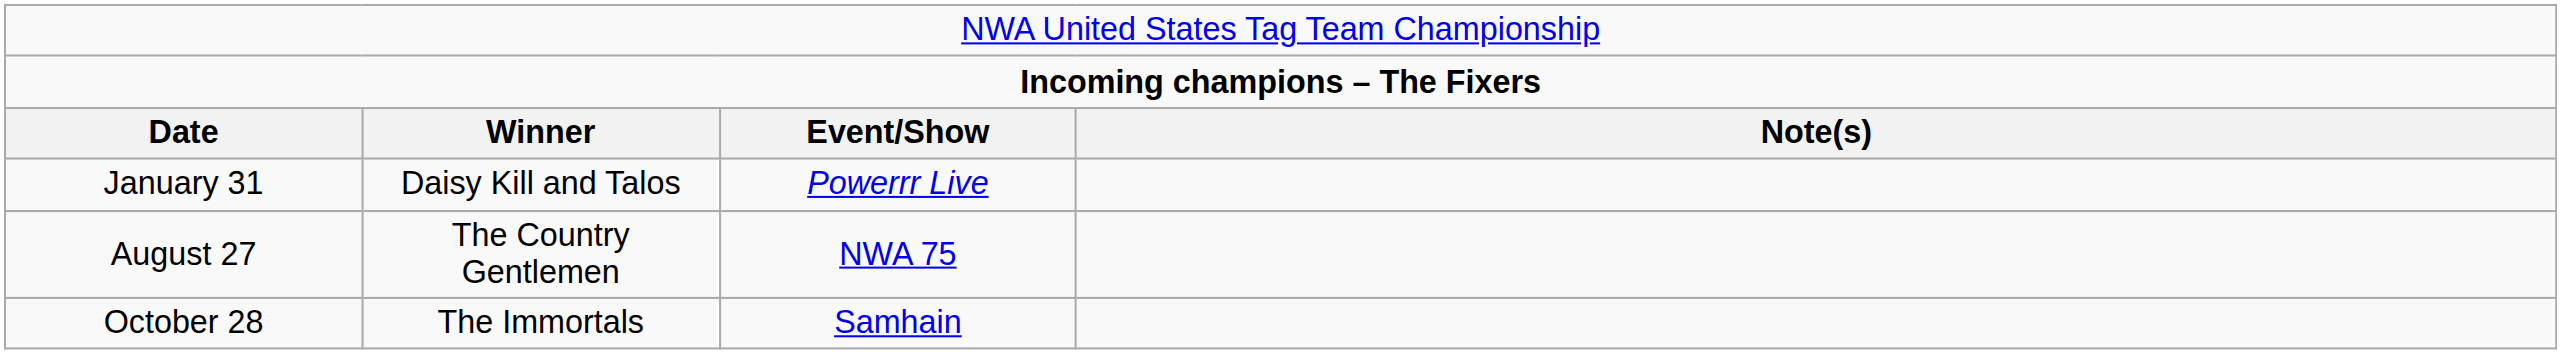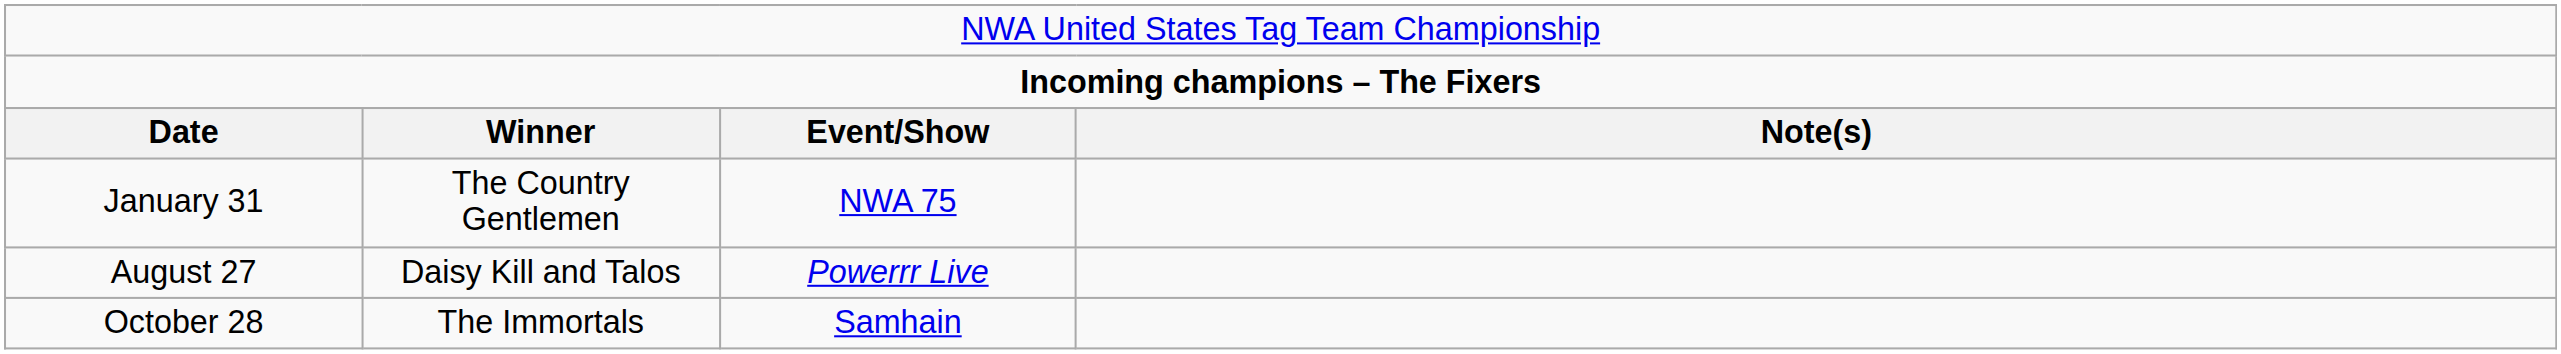(541, 183) Daisy Kill and Talos -> (541, 202) The Country Gentlemen
(898, 183) Powerrr Live -> (898, 202) NWA 75
(541, 253) The Country Gentlemen -> (541, 271) Daisy Kill and Talos
(898, 253) NWA 75 -> (898, 271) Powerrr Live
